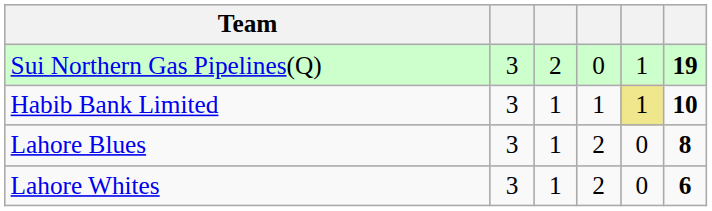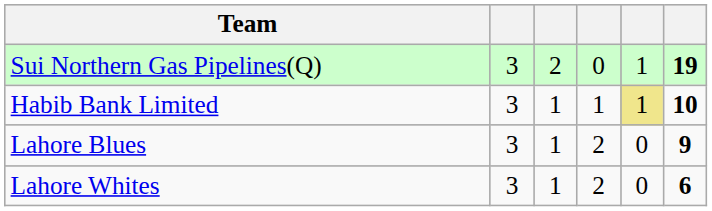(685, 144) 8 -> (685, 144) 9
